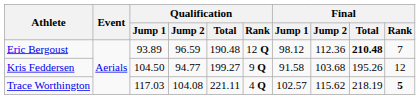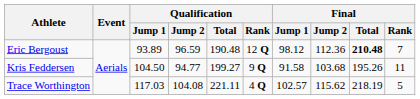(400, 67) 12 -> (400, 67) 11
(400, 86) bold -> (400, 86) normal
